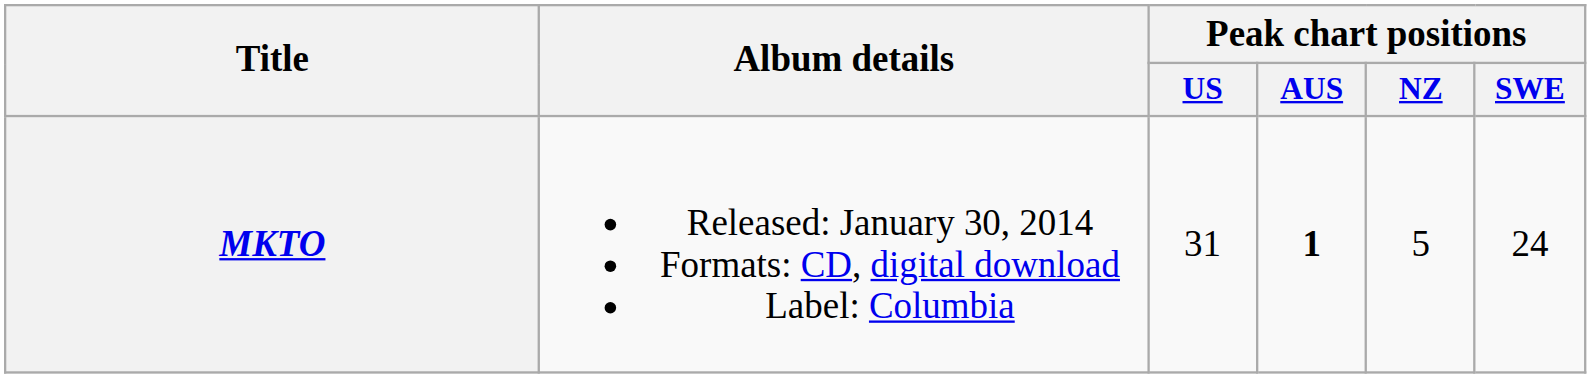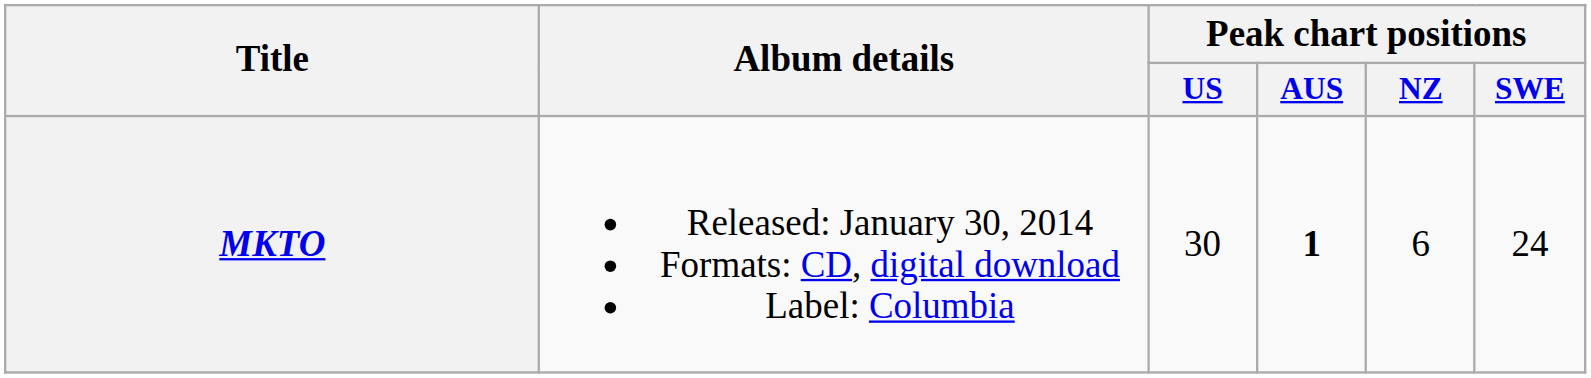(1203, 243) 31 -> (1203, 243) 30
(1421, 243) 5 -> (1421, 243) 6
